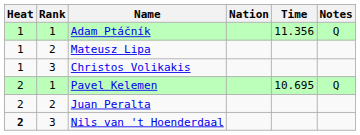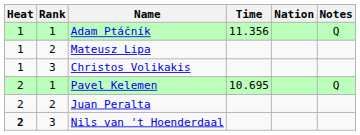columns swapped: (249, 13) <-> (294, 13)
